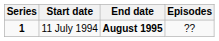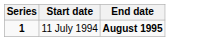- column: (190, 12)
